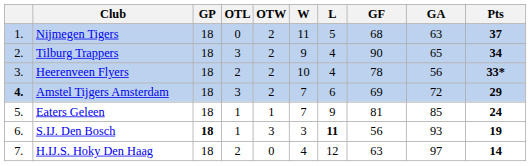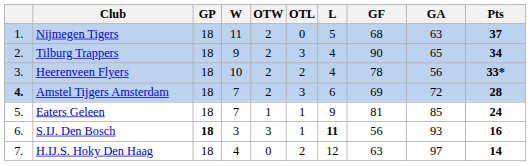columns swapped: (304, 14) <-> (237, 14)
(496, 92) 29 -> (496, 92) 28
(496, 131) 19 -> (496, 131) 16
